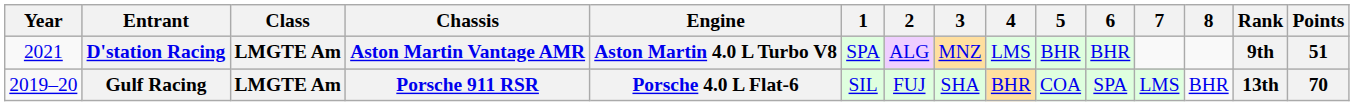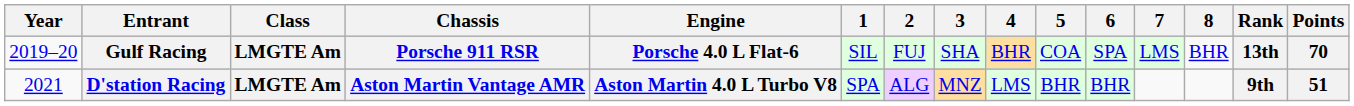rows swapped: (156, 84) <-> (156, 52)
